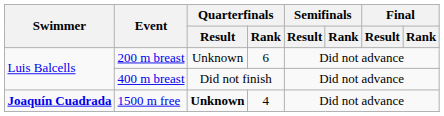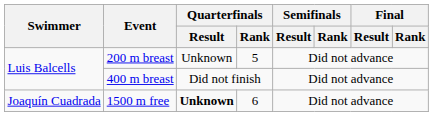(266, 58) 6 -> (255, 58) 5
(59, 101) bold -> (54, 101) normal
(266, 101) 4 -> (255, 101) 6
